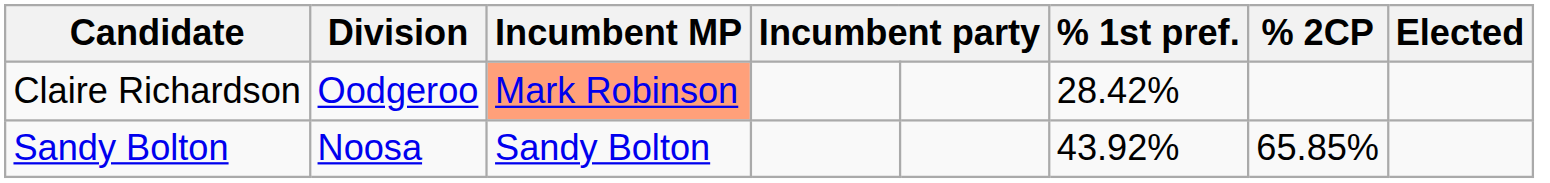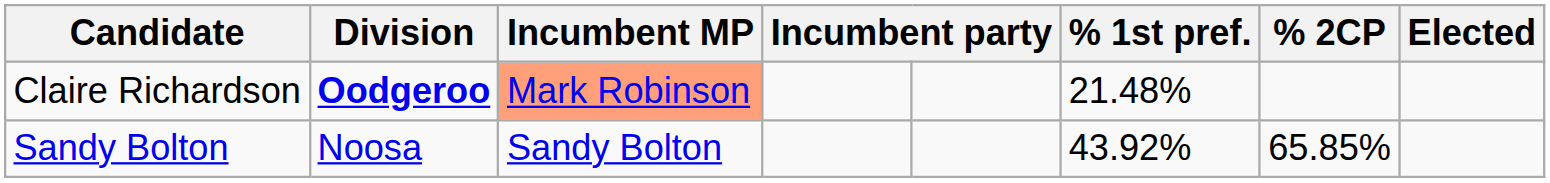(398, 90) normal -> (404, 90) bold
(1118, 90) 28.42% -> (1130, 90) 21.48%
